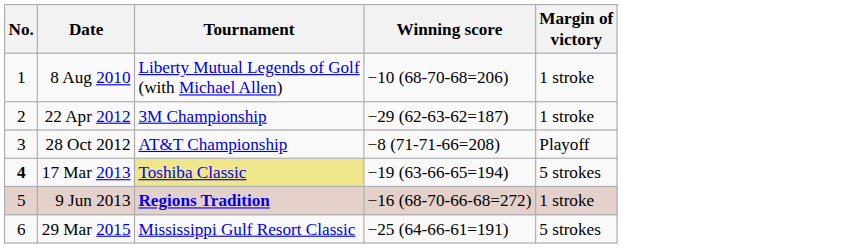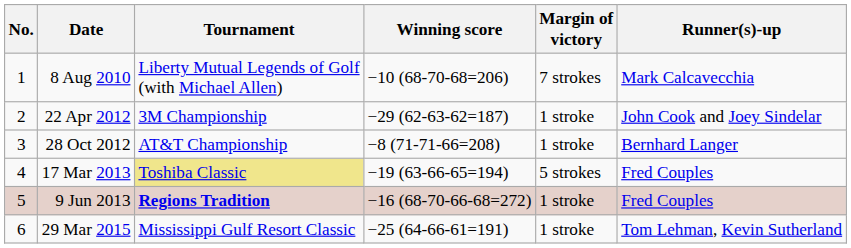+ column: (732, 29)
(567, 77) 1 stroke -> (570, 77) 7 strokes
(564, 144) Playoff -> (567, 144) 1 stroke
(21, 172) bold -> (21, 172) normal
(570, 229) 5 strokes -> (567, 229) 1 stroke
